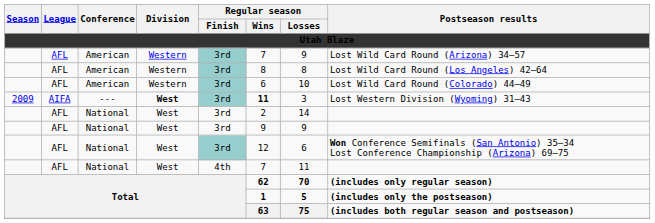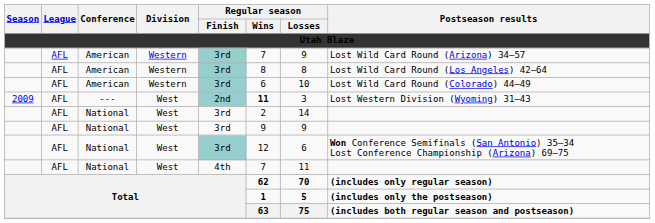(60, 99) AIFA -> (60, 99) AFL
(168, 99) bold -> (168, 99) normal
(222, 99) 3rd -> (222, 99) 2nd
